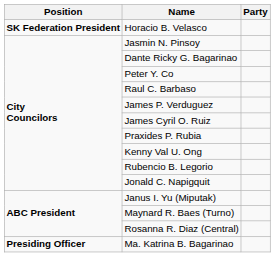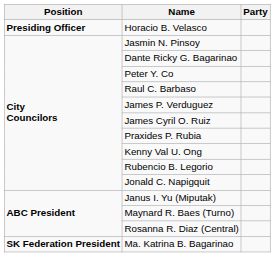(63, 27) SK Federation President -> (46, 27) Presiding Officer
(46, 244) Presiding Officer -> (63, 244) SK Federation President
